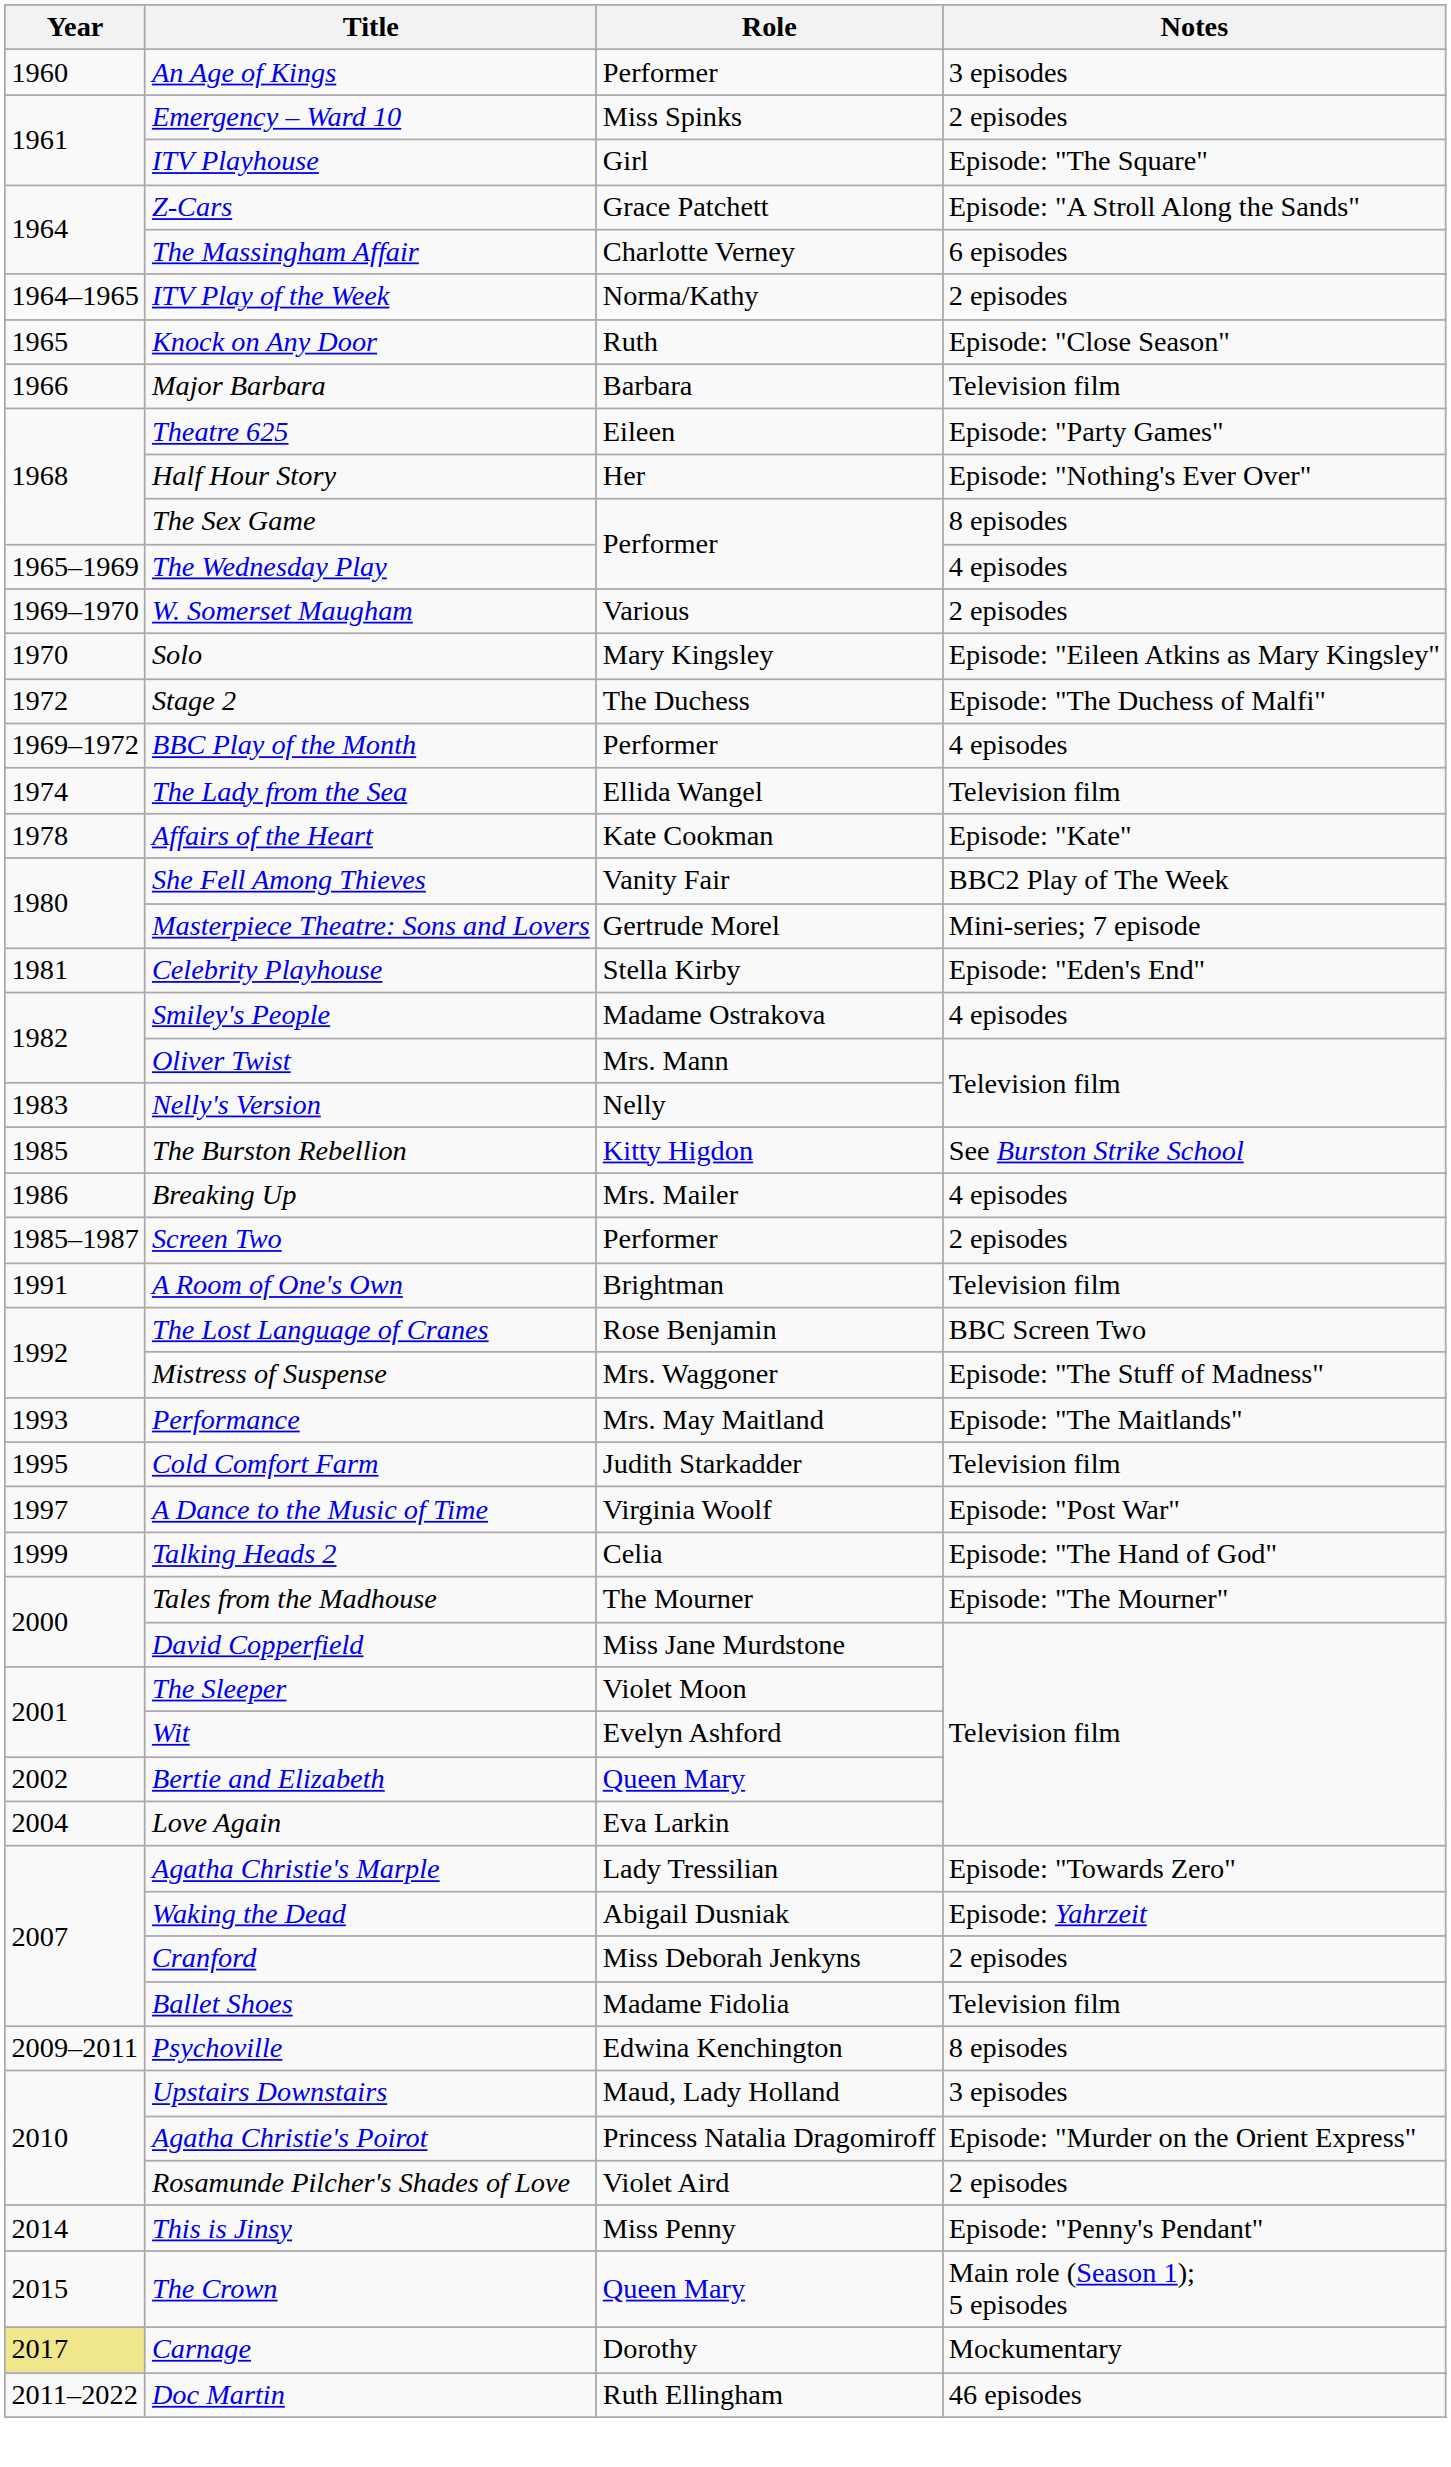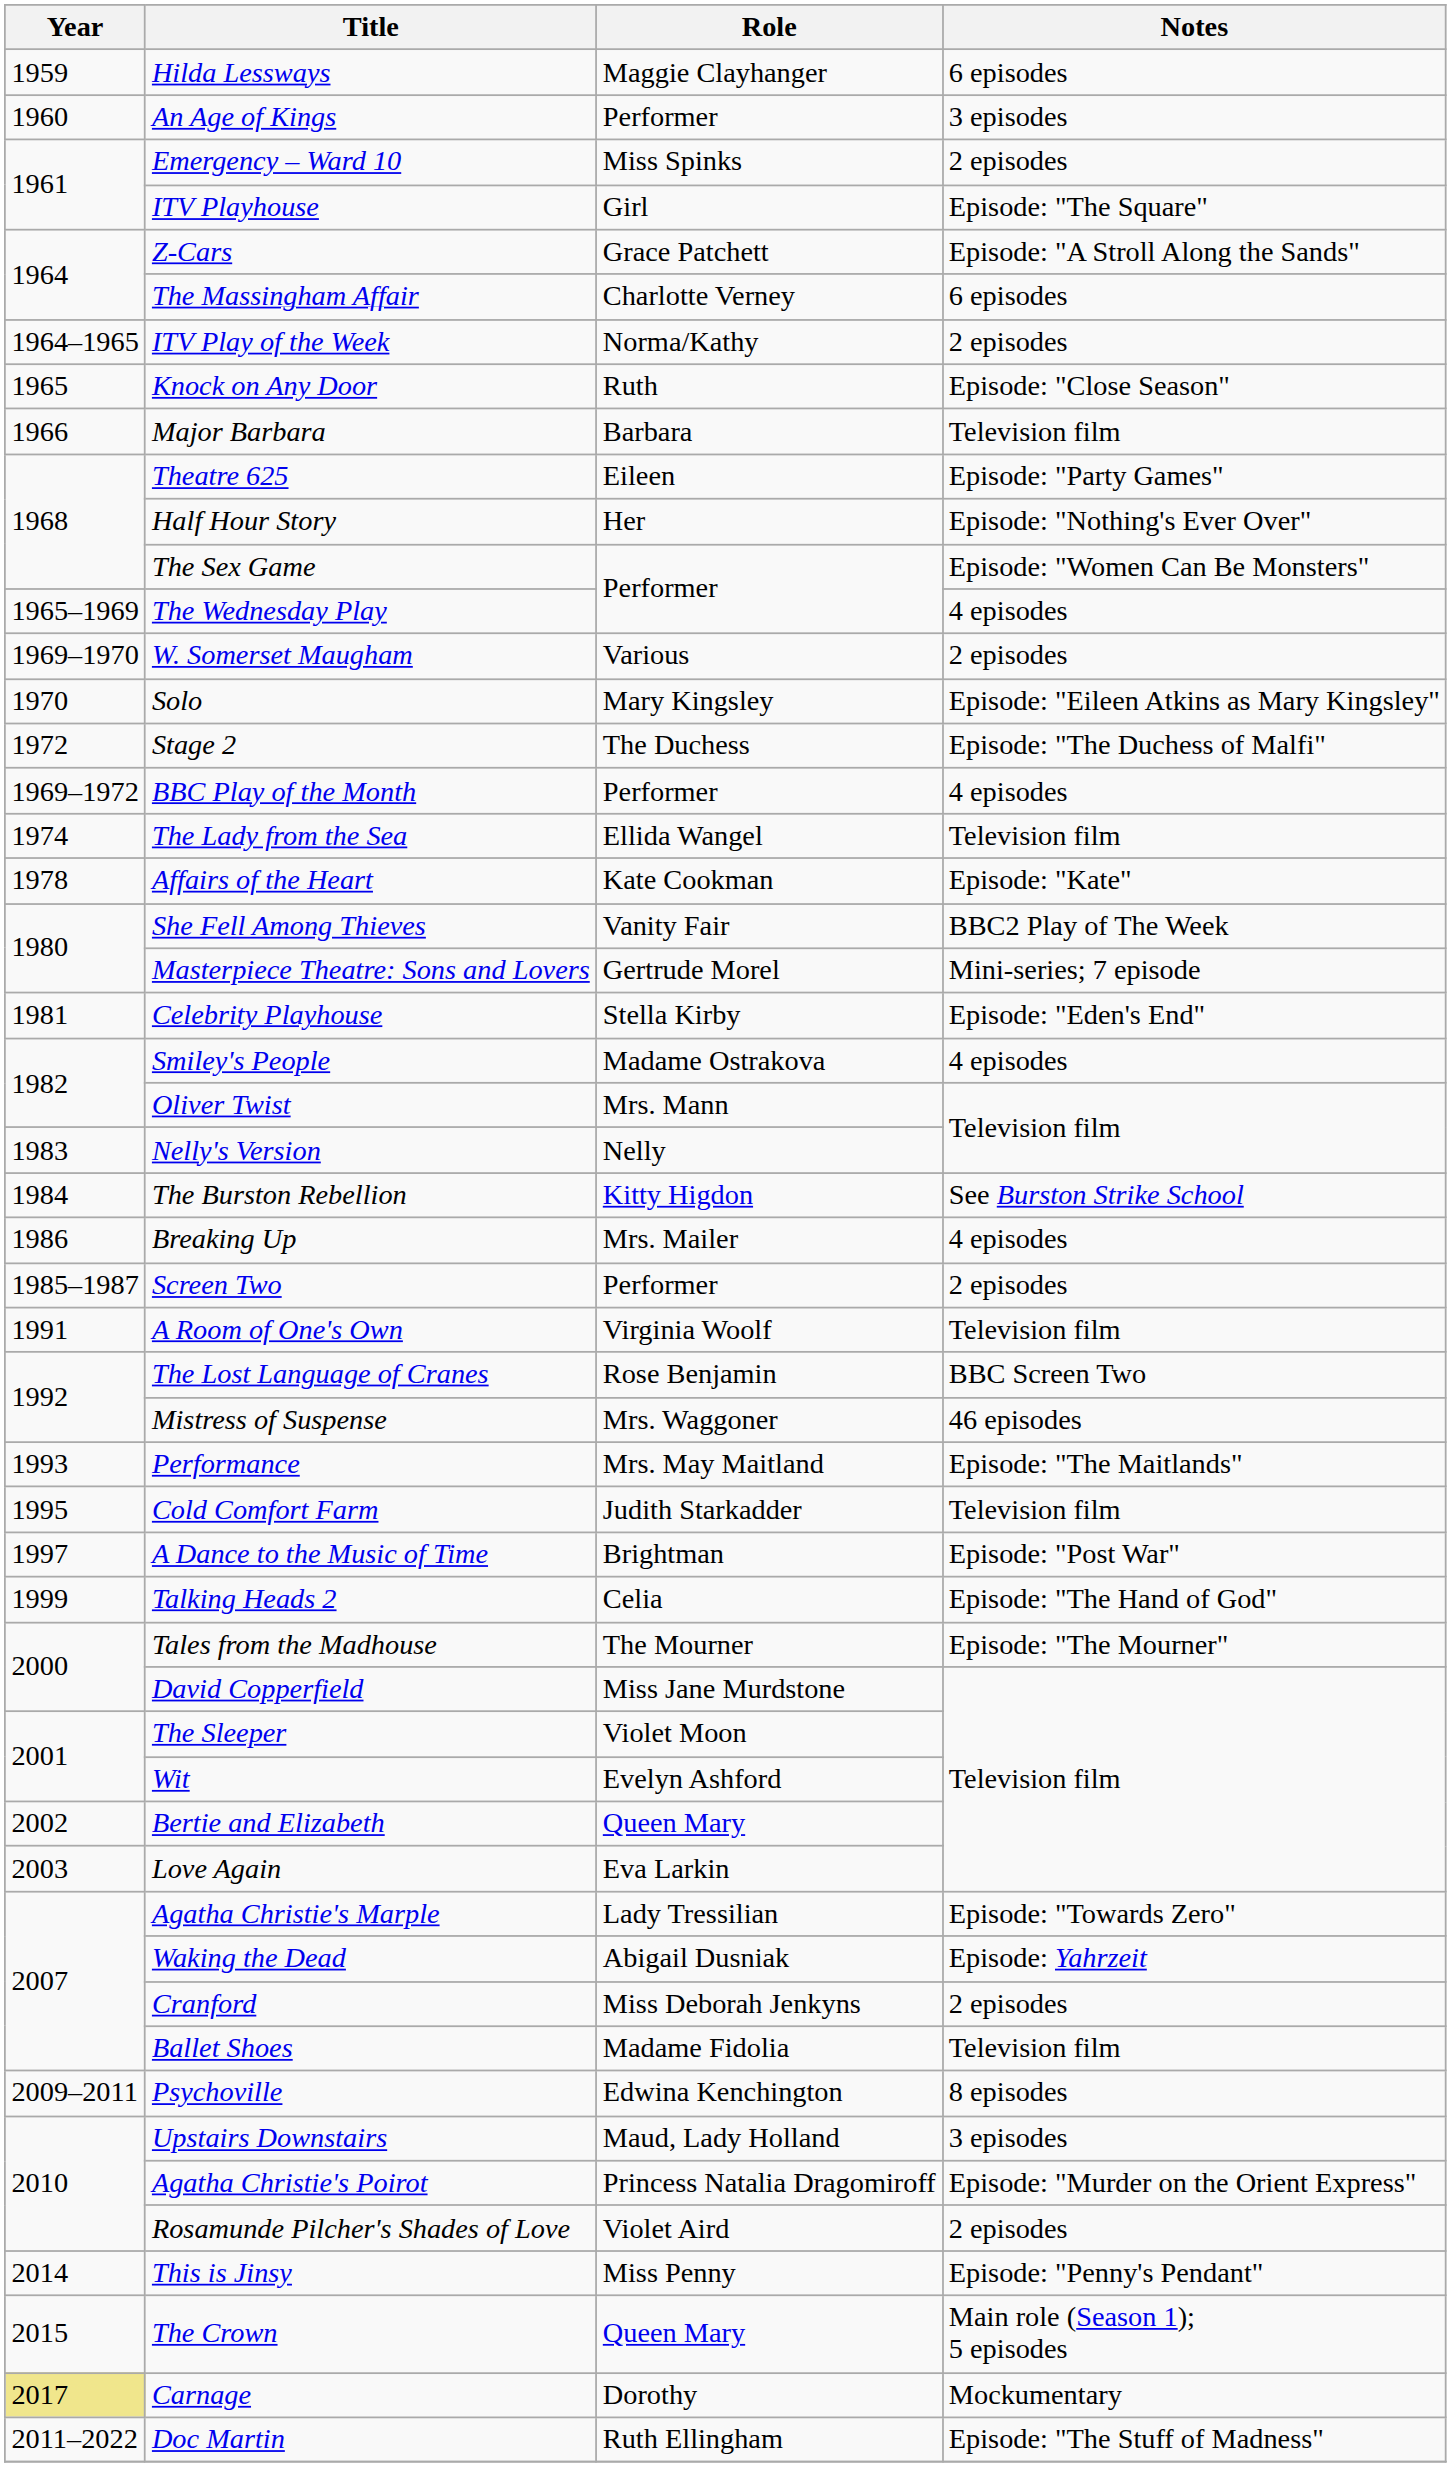+ row: (241, 71)
(1008, 521) 8 episodes -> (1159, 565) Episode: "Women Can Be Monsters"
(40, 1149) 1985 -> (40, 1194) 1984
(663, 1284) Brightman -> (687, 1329) Virginia Woolf
(1136, 1374) Episode: "The Stuff of Madness" -> (1015, 1419) 46 episodes
(687, 1509) Virginia Woolf -> (663, 1554) Brightman
(40, 1823) 2004 -> (40, 1868) 2003
(1015, 2394) 46 episodes -> (1136, 2439) Episode: "The Stuff of Madness"
